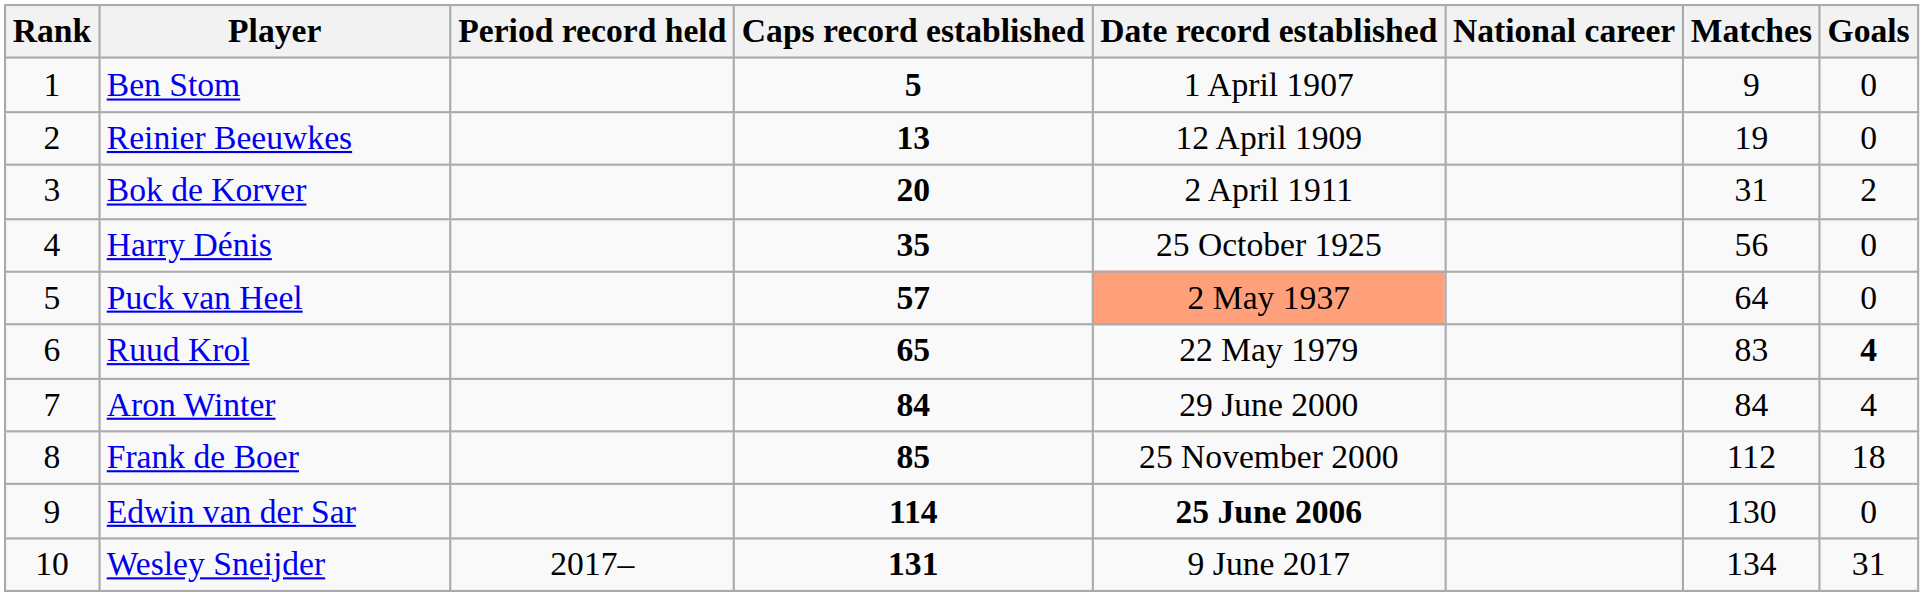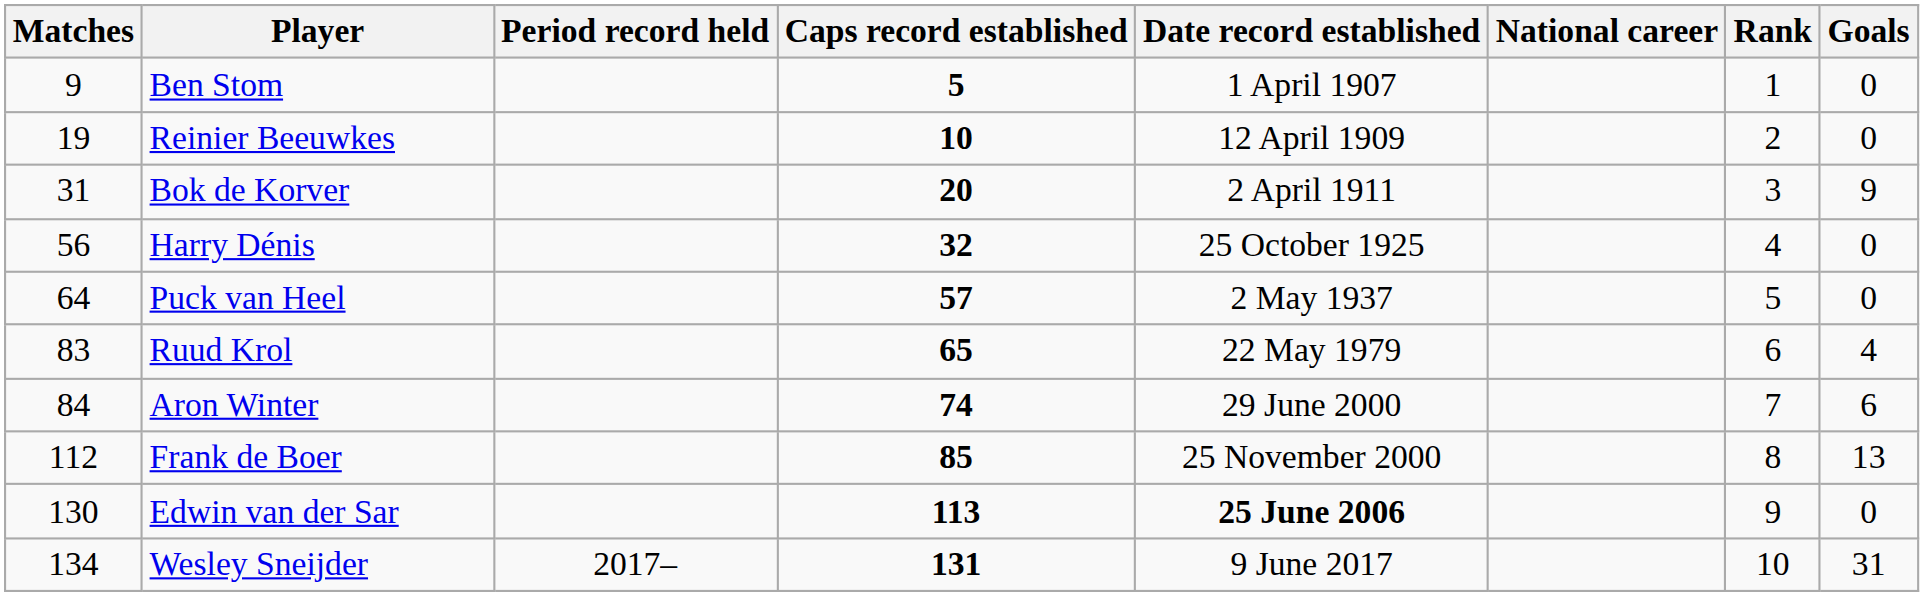columns swapped: (52, 31) <-> (1751, 31)
(913, 137) 13 -> (956, 137) 10
(1869, 191) 2 -> (1869, 191) 9
(913, 244) 35 -> (956, 244) 32
(1269, 297) lightsalmon background -> (1312, 297) no background
(1869, 350) bold -> (1869, 350) normal
(913, 404) 84 -> (956, 404) 74
(1869, 404) 4 -> (1869, 404) 6
(1869, 457) 18 -> (1869, 457) 13
(913, 510) 114 -> (956, 510) 113
